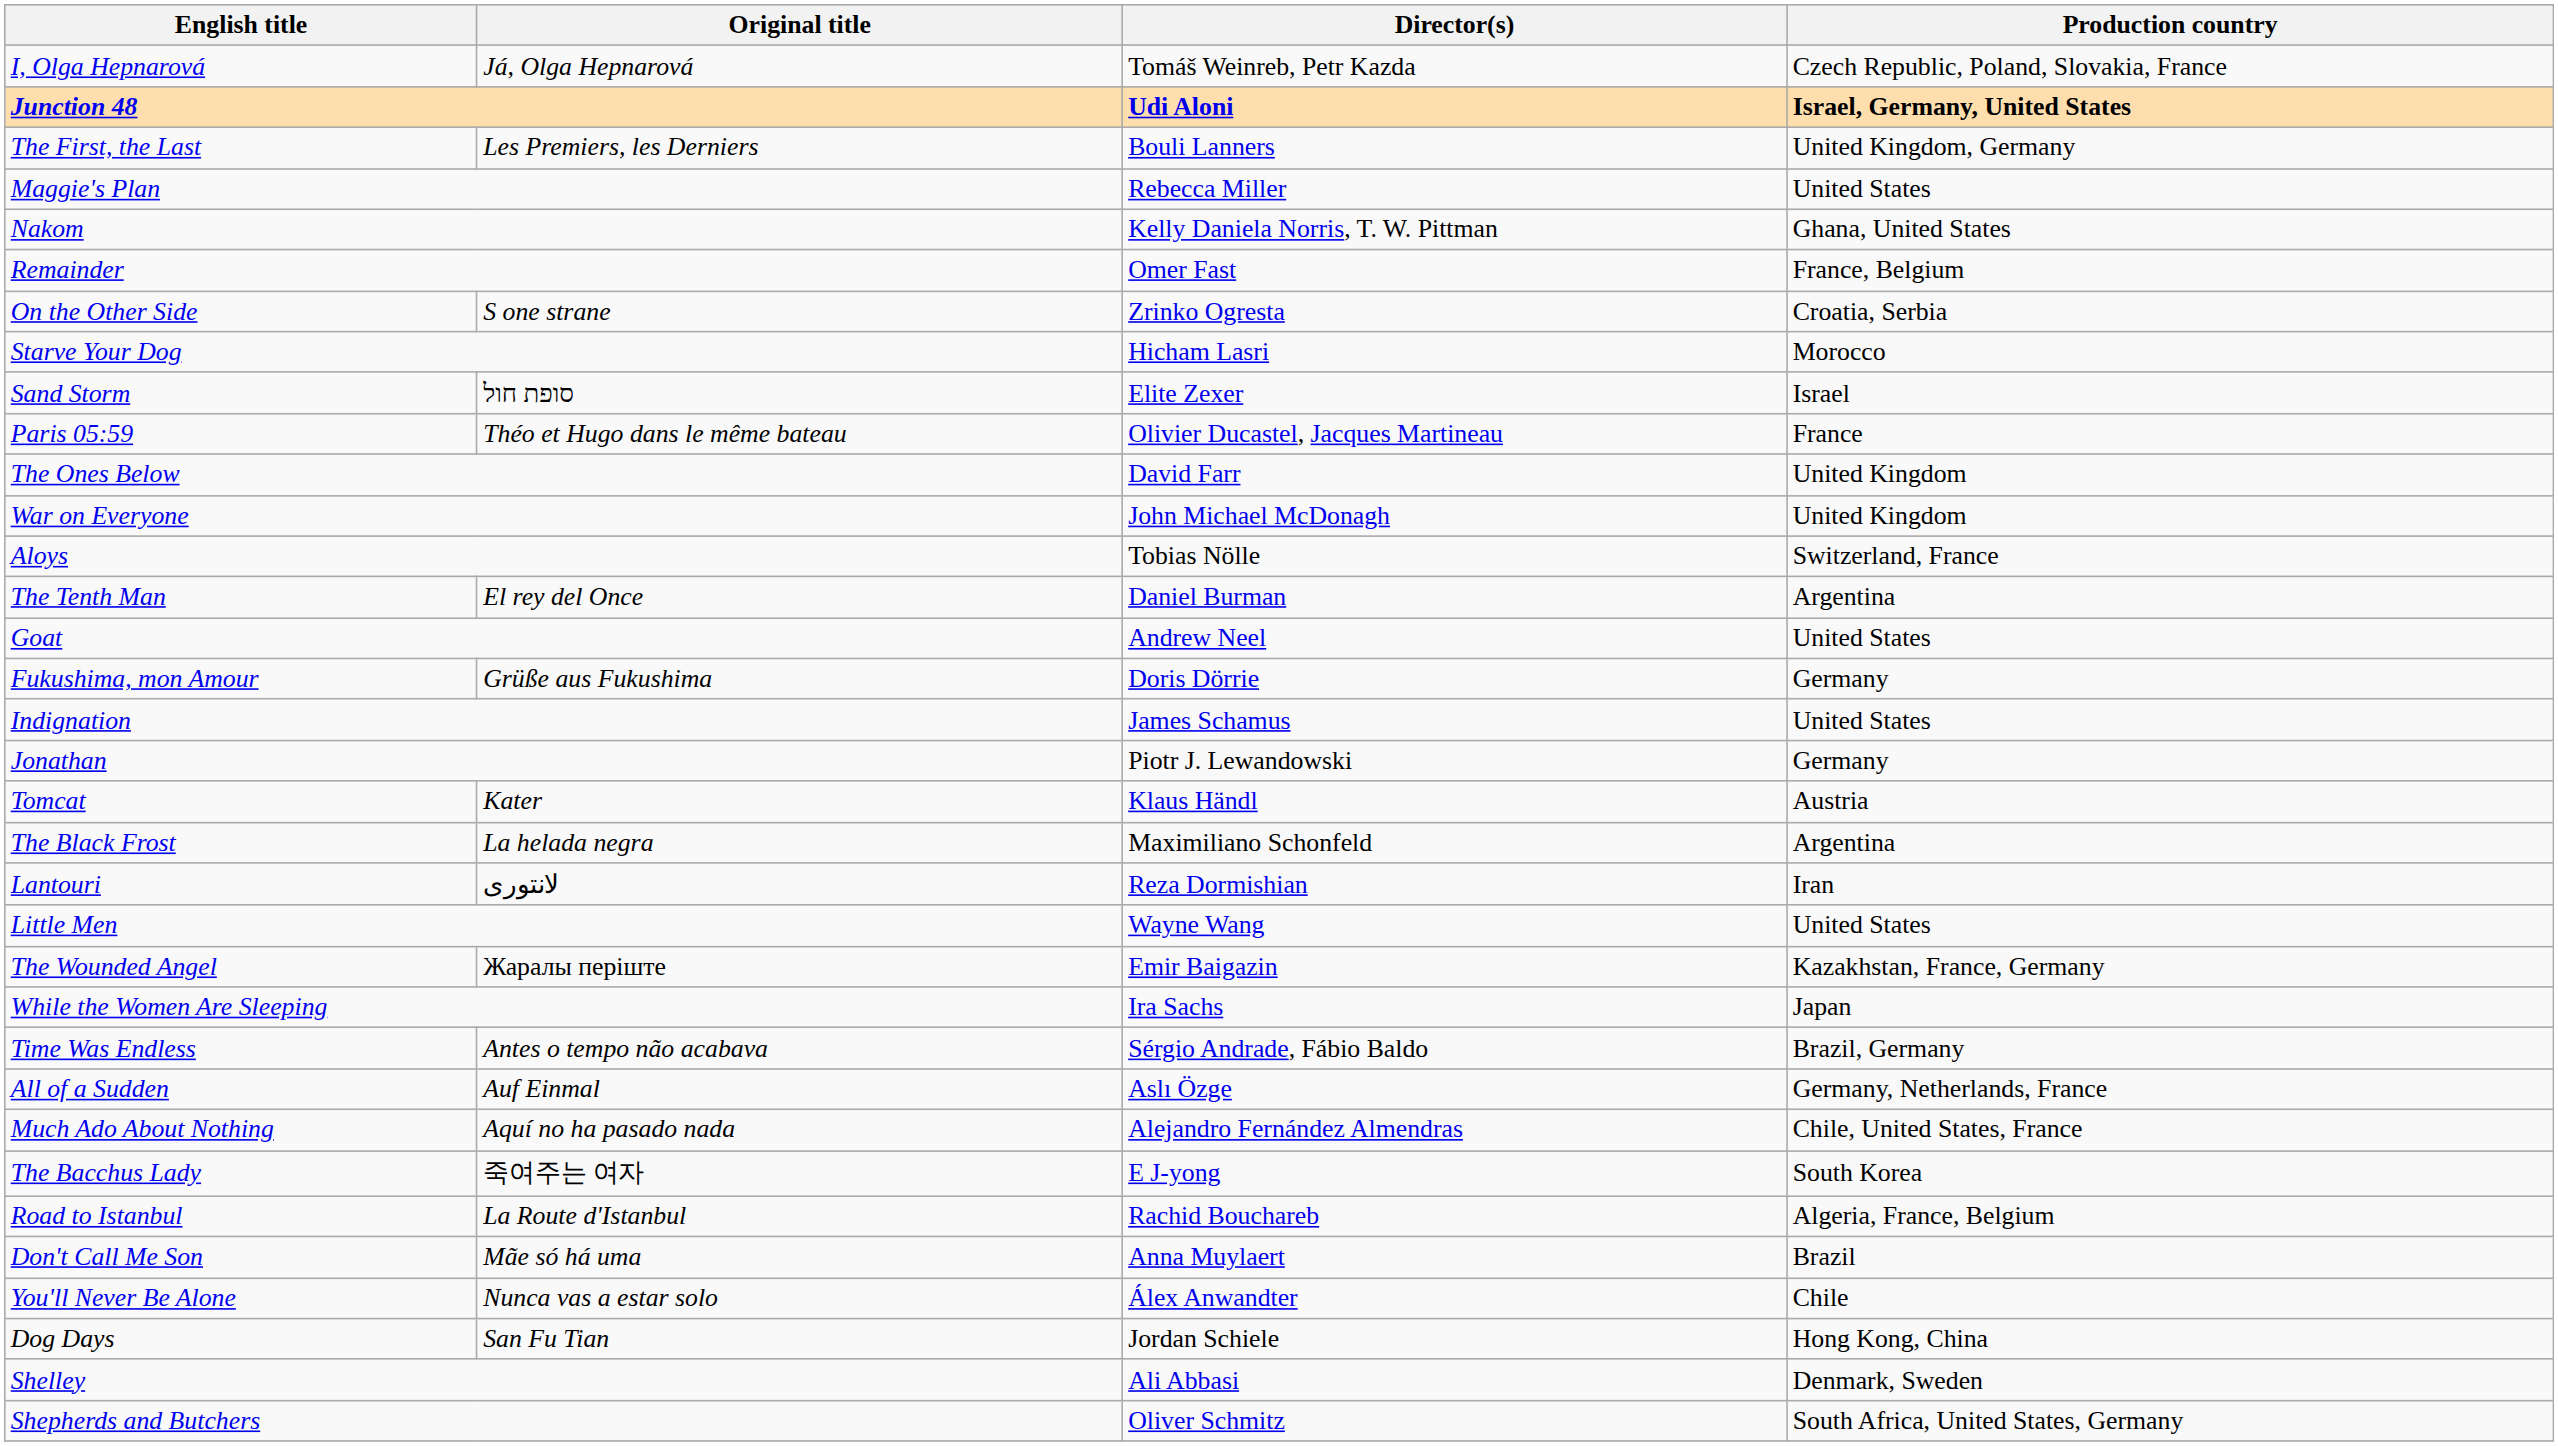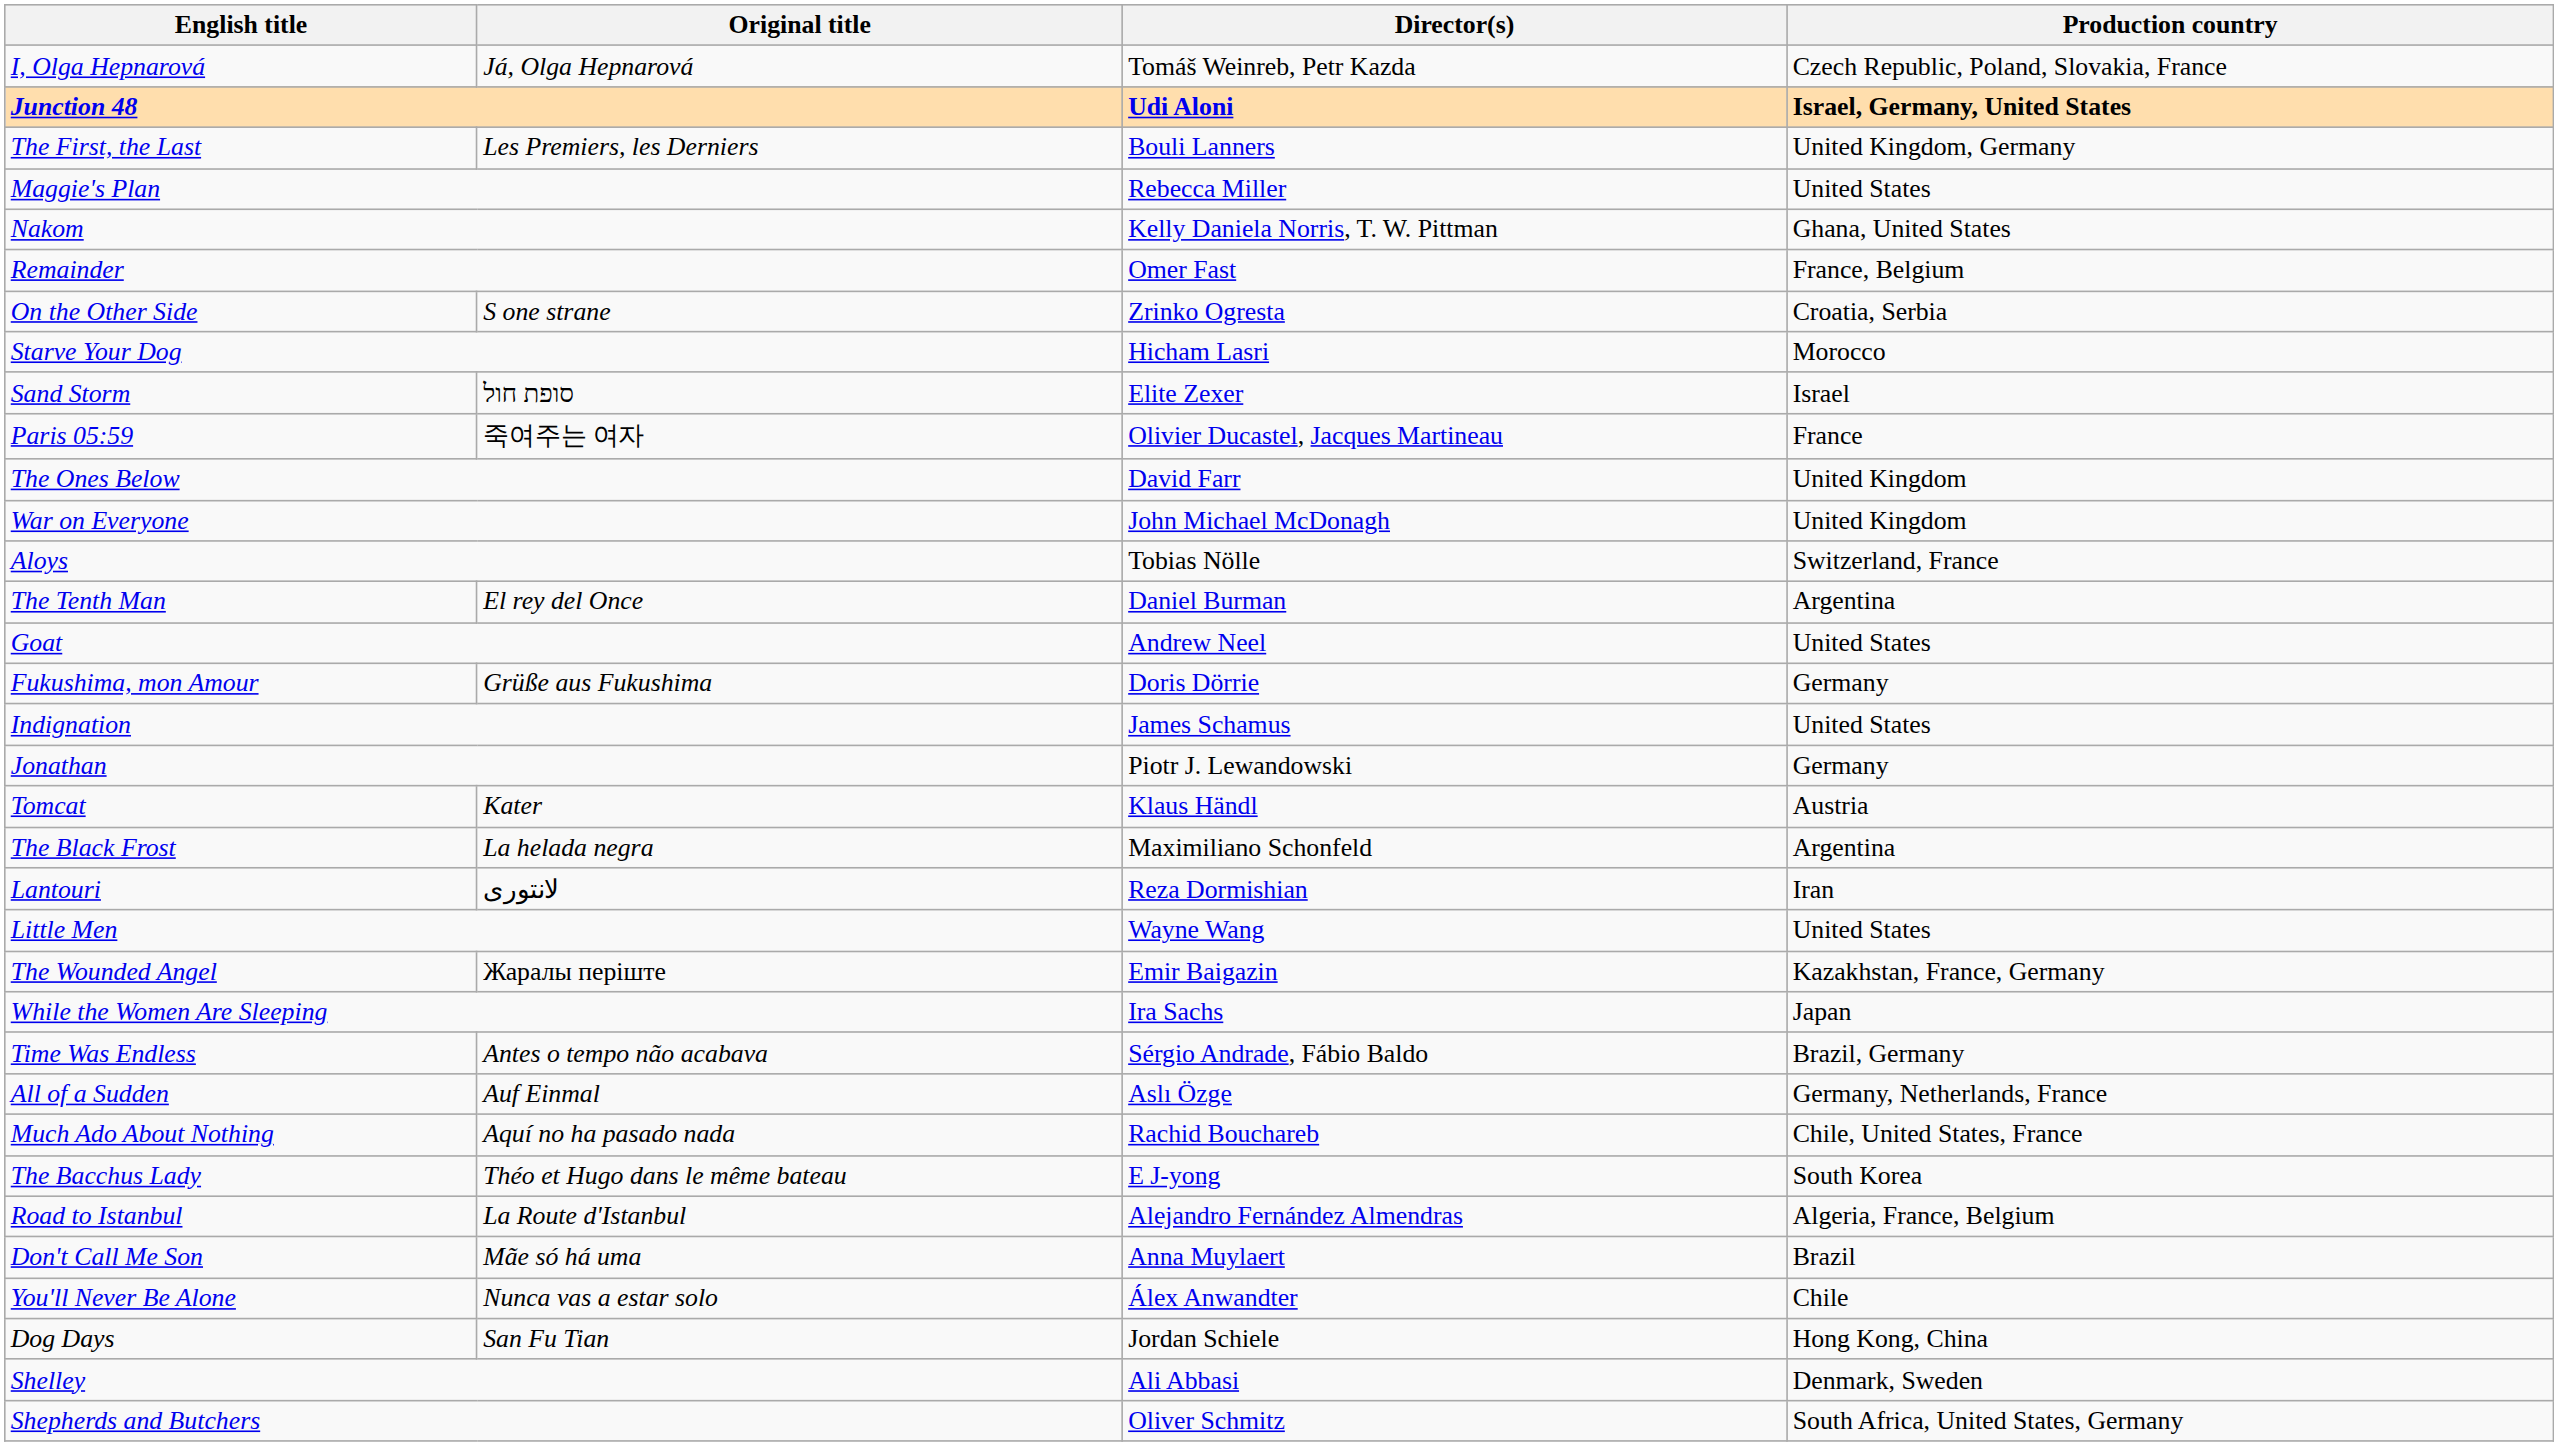(665, 433) Théo et Hugo dans le même bateau -> (564, 435) 죽여주는 여자
(1296, 1129) Alejandro Fernández Almendras -> (1224, 1134) Rachid Bouchareb
(564, 1172) 죽여주는 여자 -> (665, 1175) Théo et Hugo dans le même bateau
(1224, 1216) Rachid Bouchareb -> (1296, 1216) Alejandro Fernández Almendras
